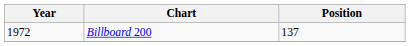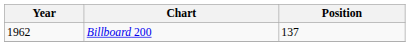(19, 32) 1972 -> (19, 32) 1962
